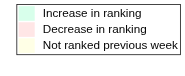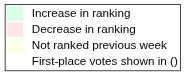+ row: (105, 61)
